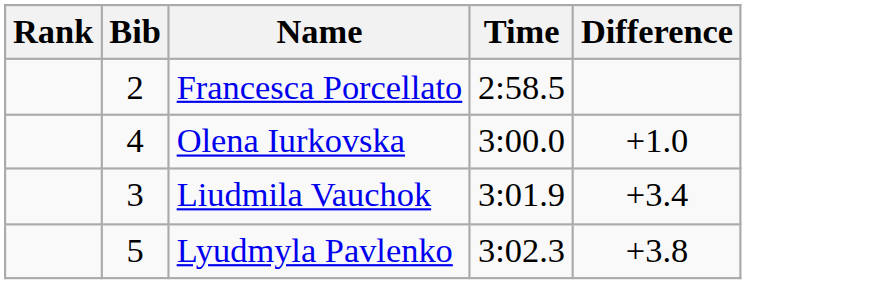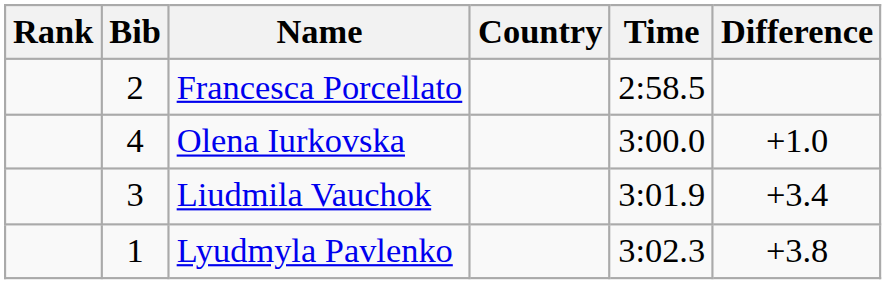+ column: (540, 31)
(135, 250) 5 -> (135, 250) 1
